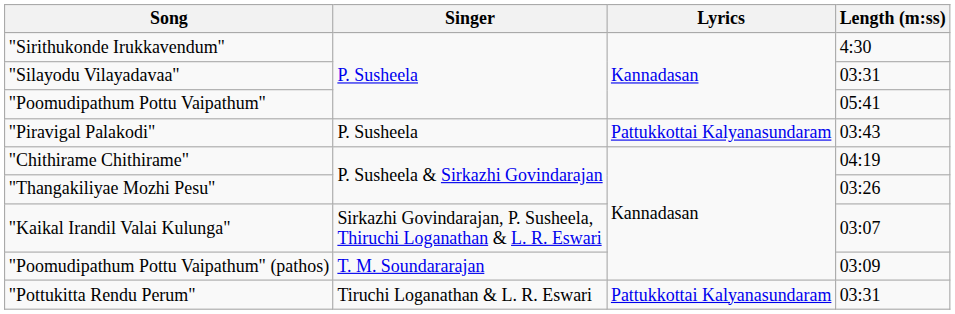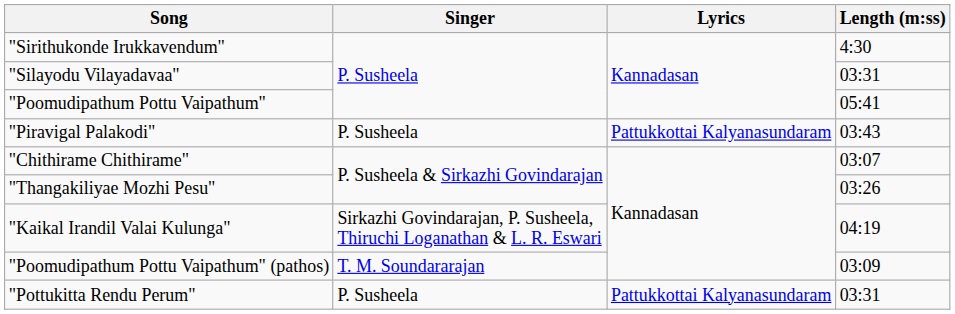(860, 160) 04:19 -> (860, 160) 03:07
(860, 227) 03:07 -> (860, 227) 04:19
(465, 294) Tiruchi Loganathan & L. R. Eswari -> (378, 294) P. Susheela
